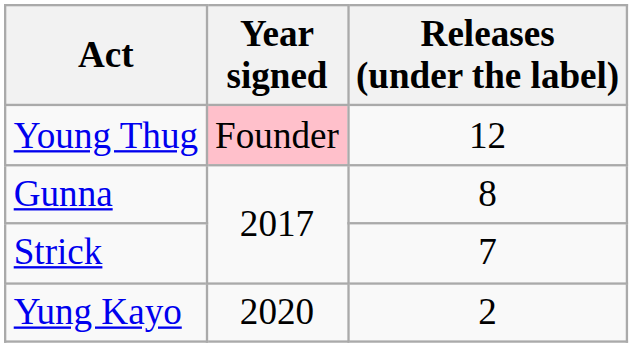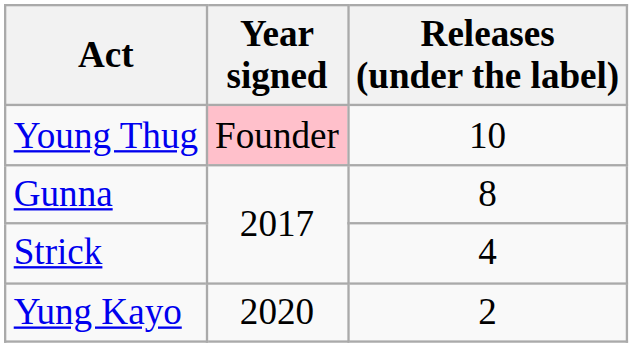(488, 134) 12 -> (488, 134) 10
(488, 252) 7 -> (488, 252) 4
